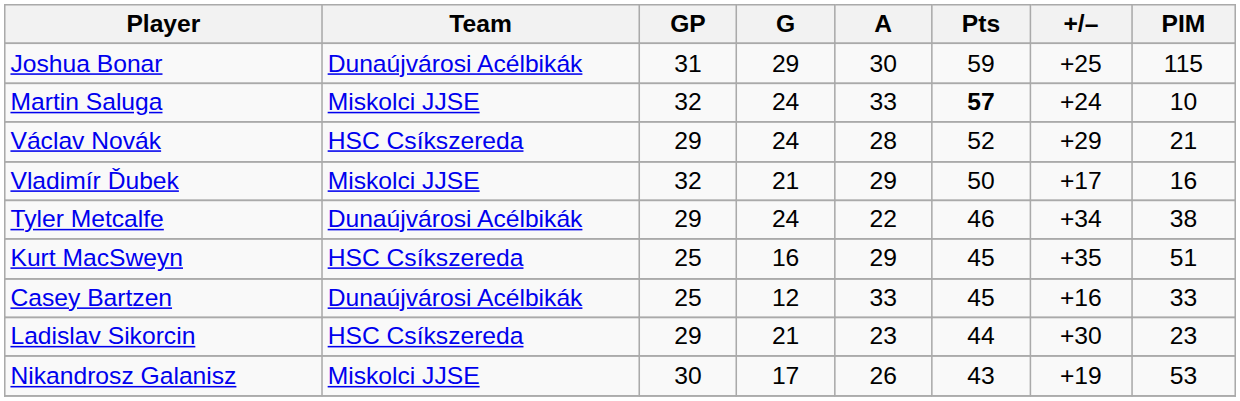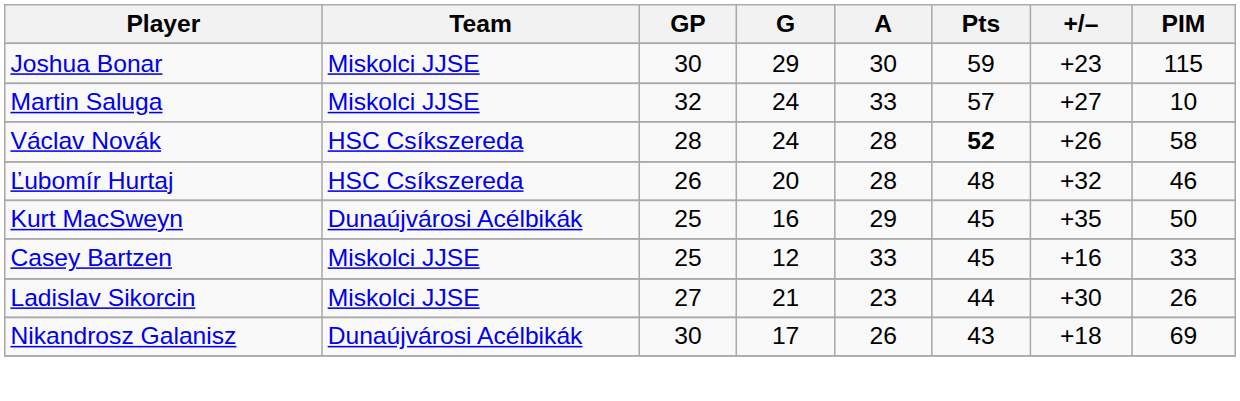(455, 63) Dunaújvárosi Acélbikák -> (404, 63) Miskolci JJSE
(688, 63) 31 -> (688, 63) 30
(1081, 63) +25 -> (1081, 63) +23
(981, 102) bold -> (981, 102) normal
(1081, 102) +24 -> (1081, 102) +27
(688, 141) 29 -> (688, 141) 28
(981, 141) normal -> (981, 141) bold
(1081, 141) +29 -> (1081, 141) +26
(1183, 141) 21 -> (1183, 141) 58
- row: (95, 180)
+ row: (92, 180)
- row: (87, 219)
(426, 258) HSC Csíkszereda -> (455, 219) Dunaújvárosi Acélbikák
(1183, 258) 51 -> (1183, 219) 50
(455, 297) Dunaújvárosi Acélbikák -> (404, 258) Miskolci JJSE
(426, 336) HSC Csíkszereda -> (404, 297) Miskolci JJSE
(688, 336) 29 -> (688, 297) 27
(1183, 336) 23 -> (1183, 297) 26
(404, 375) Miskolci JJSE -> (455, 336) Dunaújvárosi Acélbikák
(1081, 375) +19 -> (1081, 336) +18
(1183, 375) 53 -> (1183, 336) 69
